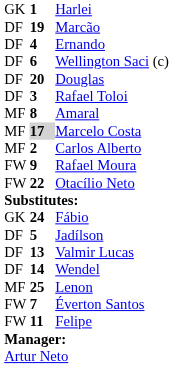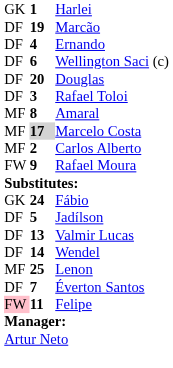- row: (95, 183)
(15, 304) FW -> (14, 287) DF
(15, 321) no background -> (15, 304) pink background
